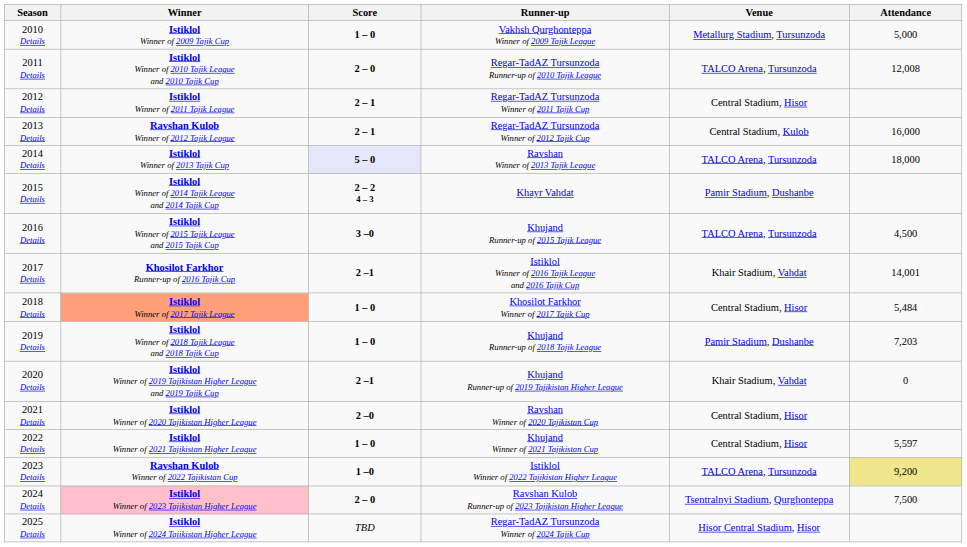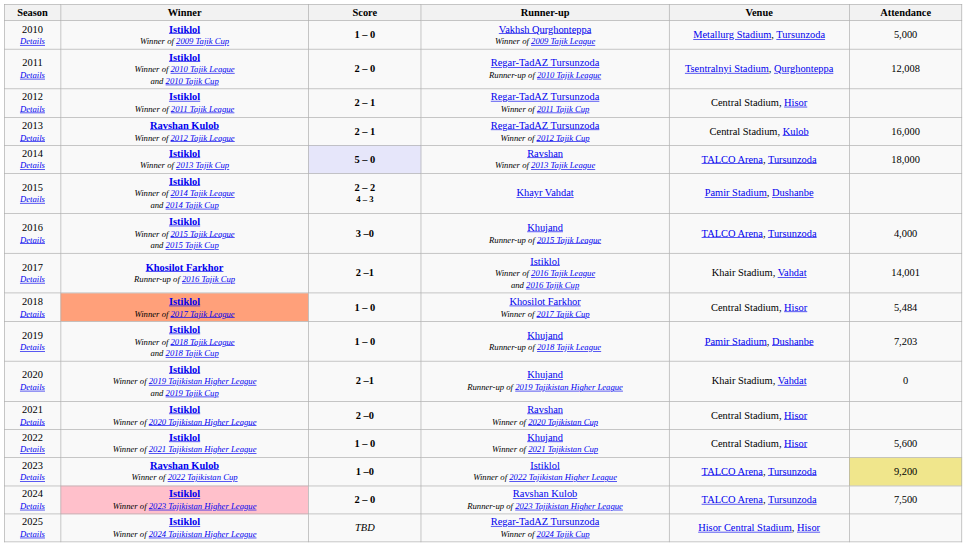(759, 69) TALCO Arena, Tursunzoda -> (759, 69) Tsentralnyi Stadium, Qurghonteppa
(906, 233) 4,500 -> (906, 233) 4,000
(906, 443) 5,597 -> (906, 443) 5,600
(759, 500) Tsentralnyi Stadium, Qurghonteppa -> (759, 500) TALCO Arena, Tursunzoda
